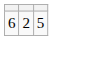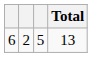+ column: (68, 16)
